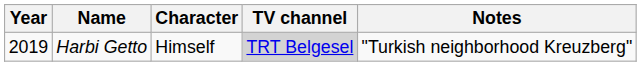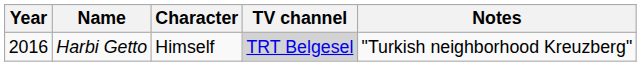(28, 46) 2019 -> (28, 46) 2016
